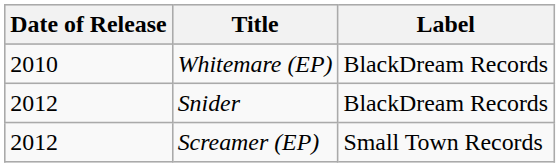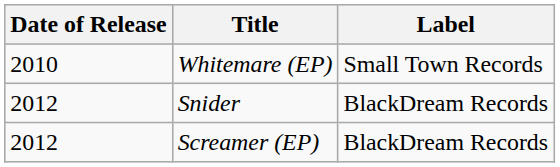(446, 63) BlackDream Records -> (443, 63) Small Town Records
(443, 142) Small Town Records -> (446, 142) BlackDream Records
